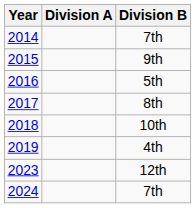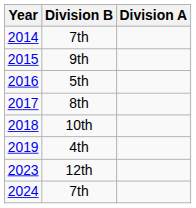columns swapped: (79, 15) <-> (153, 15)
